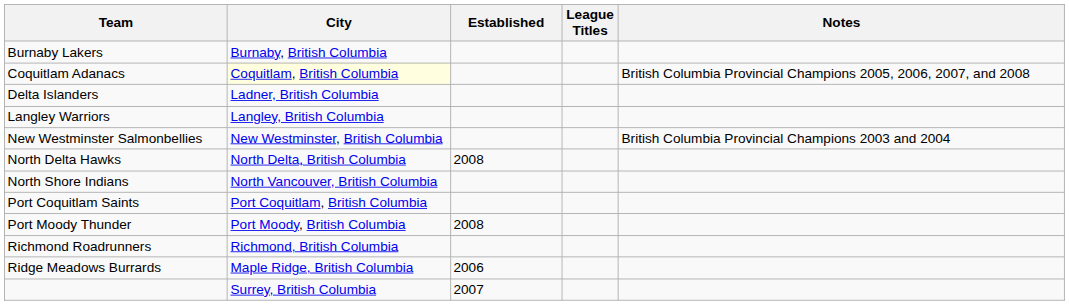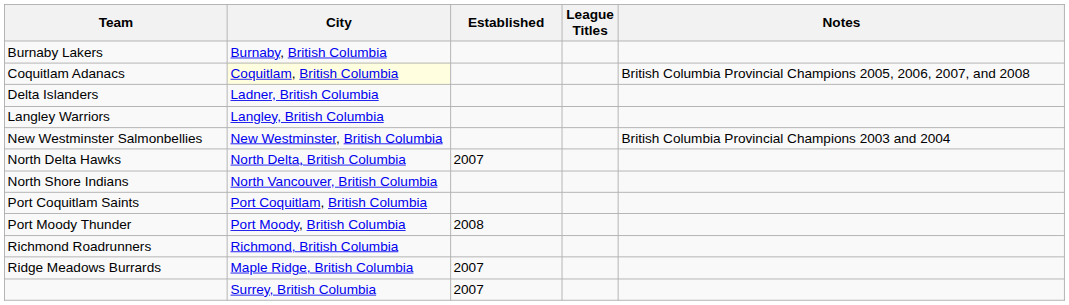(469, 159) 2008 -> (469, 159) 2007
(469, 267) 2006 -> (469, 267) 2007
